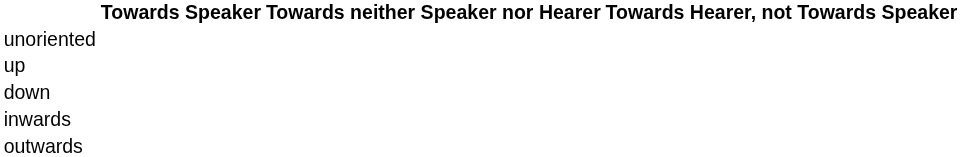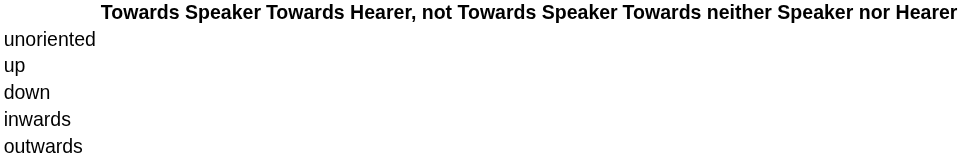columns swapped: (782, 12) <-> (433, 12)
